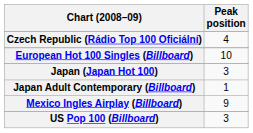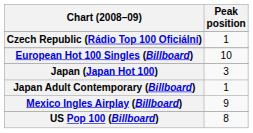(226, 39) 4 -> (226, 39) 1
(226, 119) 3 -> (226, 119) 8
